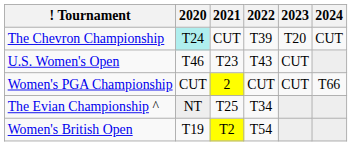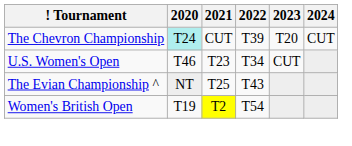(261, 61) T43 -> (253, 61) T34
- row: (90, 84)
(261, 107) T34 -> (253, 84) T43
